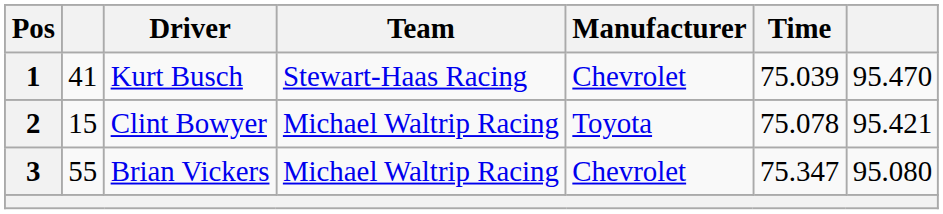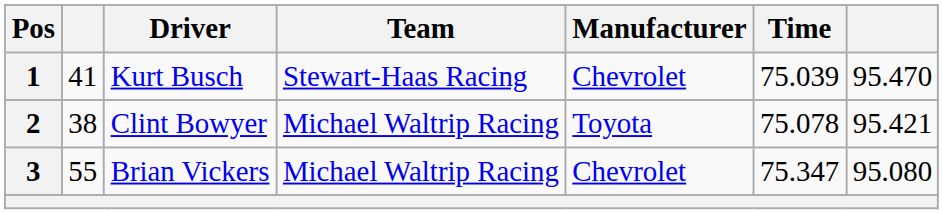(83, 123) 15 -> (83, 123) 38
